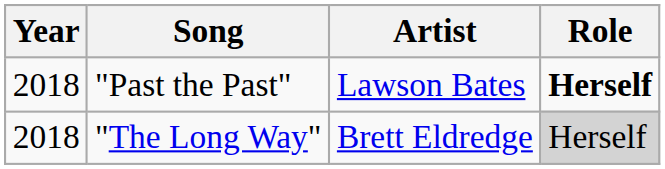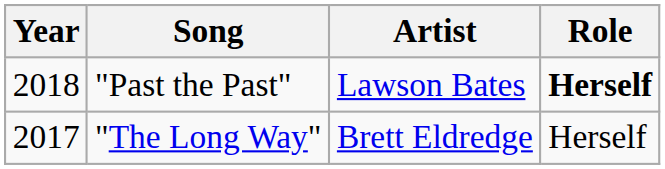(46, 137) 2018 -> (46, 137) 2017
(597, 137) lightgrey background -> (597, 137) no background
